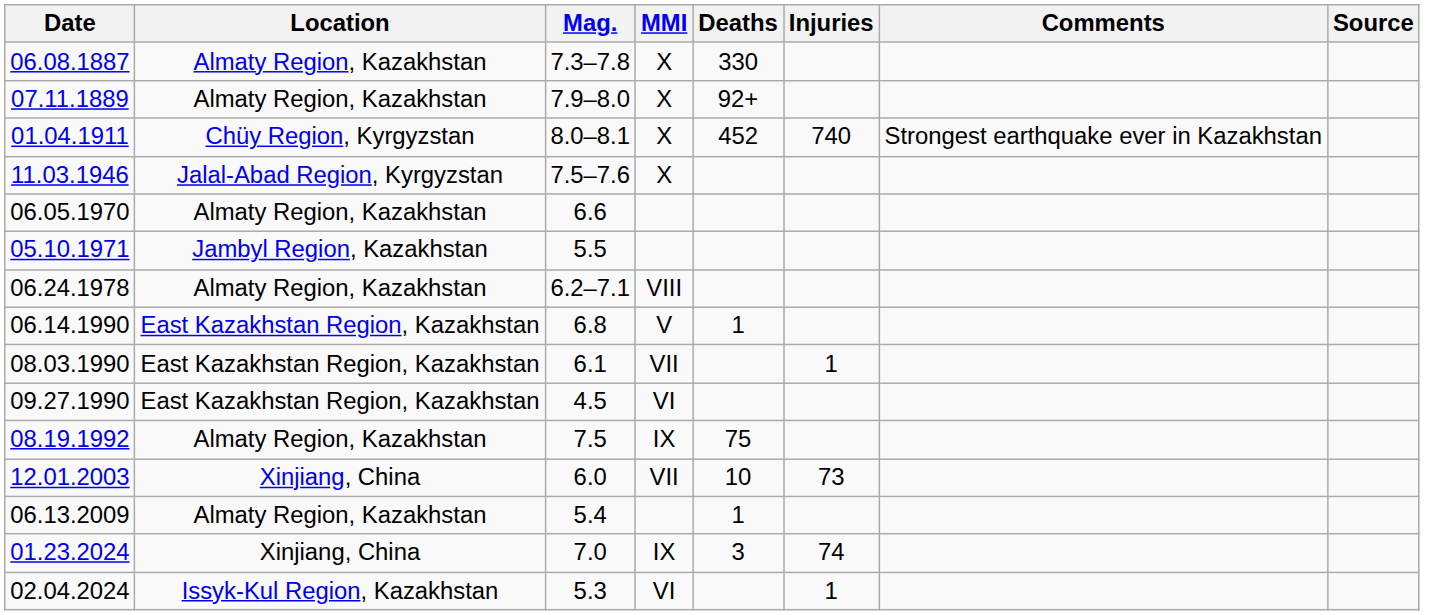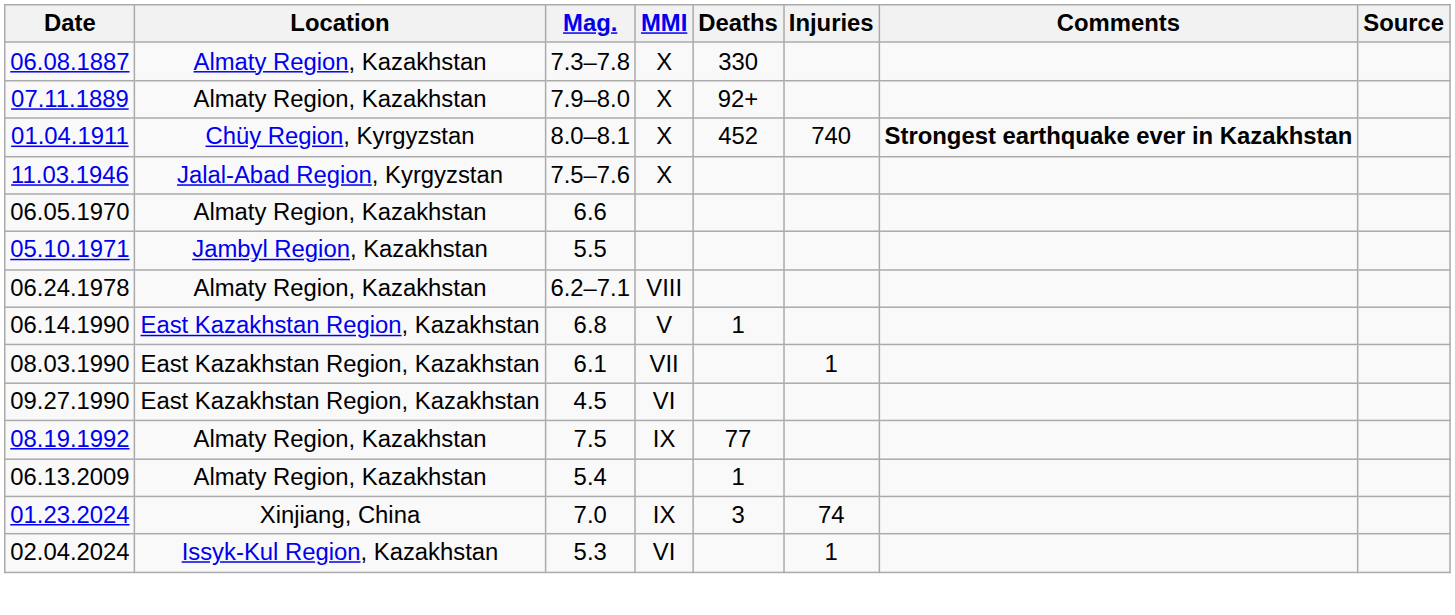(1103, 136) normal -> (1118, 136) bold
(738, 439) 75 -> (738, 439) 77
- row: (70, 477)
